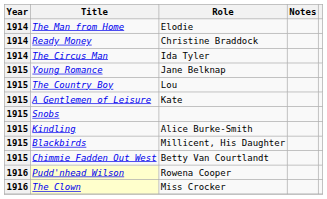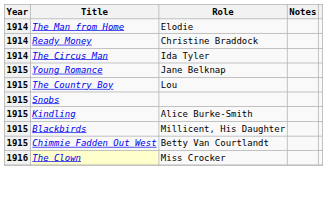- row: (92, 99)
- row: (78, 172)
